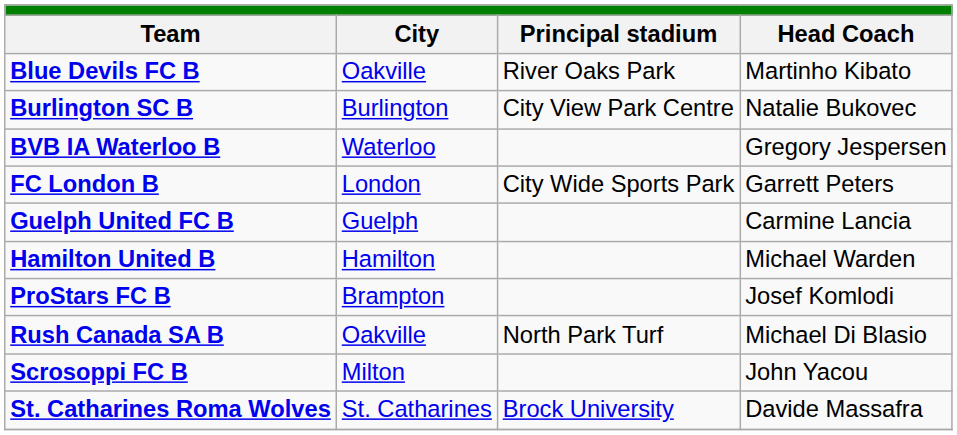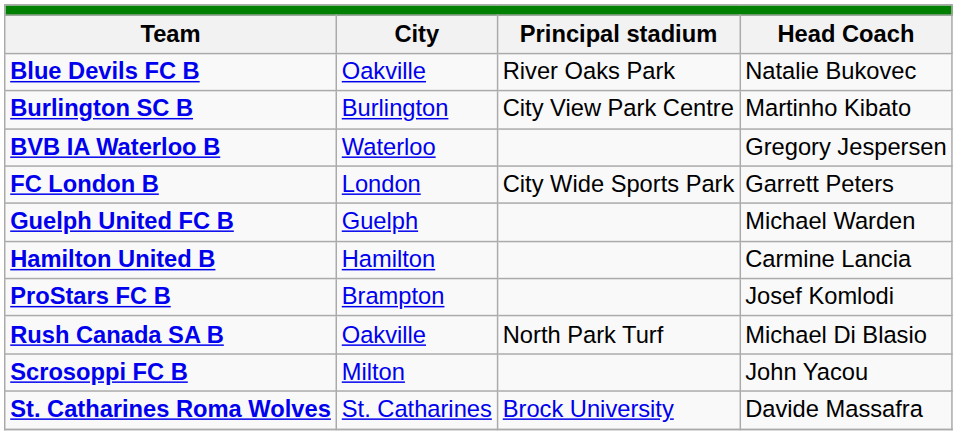(828, 71) Martinho Kibato -> (831, 71) Natalie Bukovec
(831, 109) Natalie Bukovec -> (828, 109) Martinho Kibato
(828, 221) Carmine Lancia -> (830, 221) Michael Warden
(830, 259) Michael Warden -> (828, 259) Carmine Lancia
